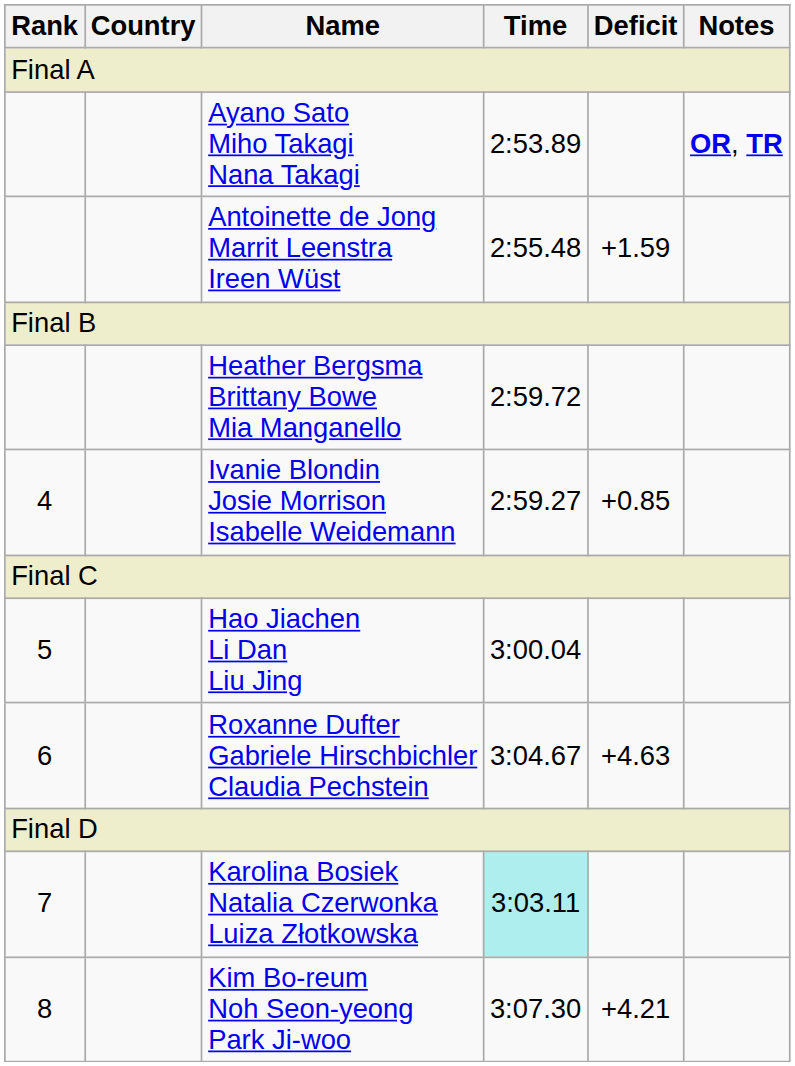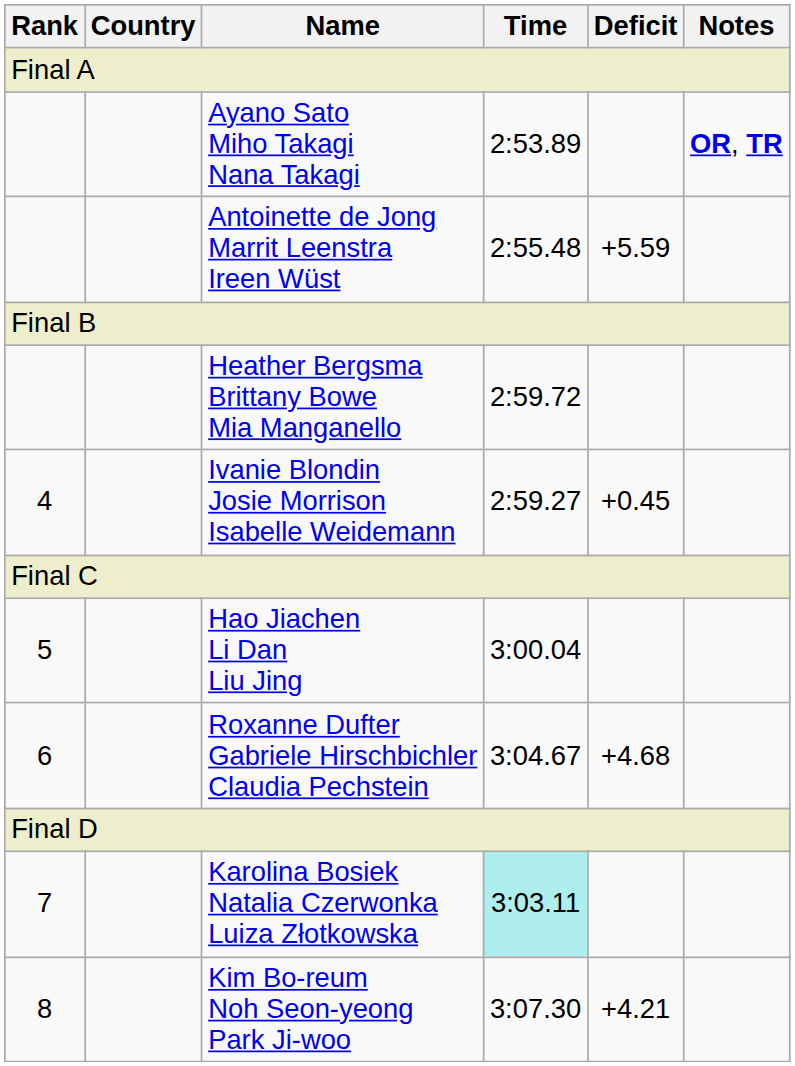(636, 248) +1.59 -> (636, 248) +5.59
(636, 502) +0.85 -> (636, 502) +0.45
(636, 755) +4.63 -> (636, 755) +4.68
